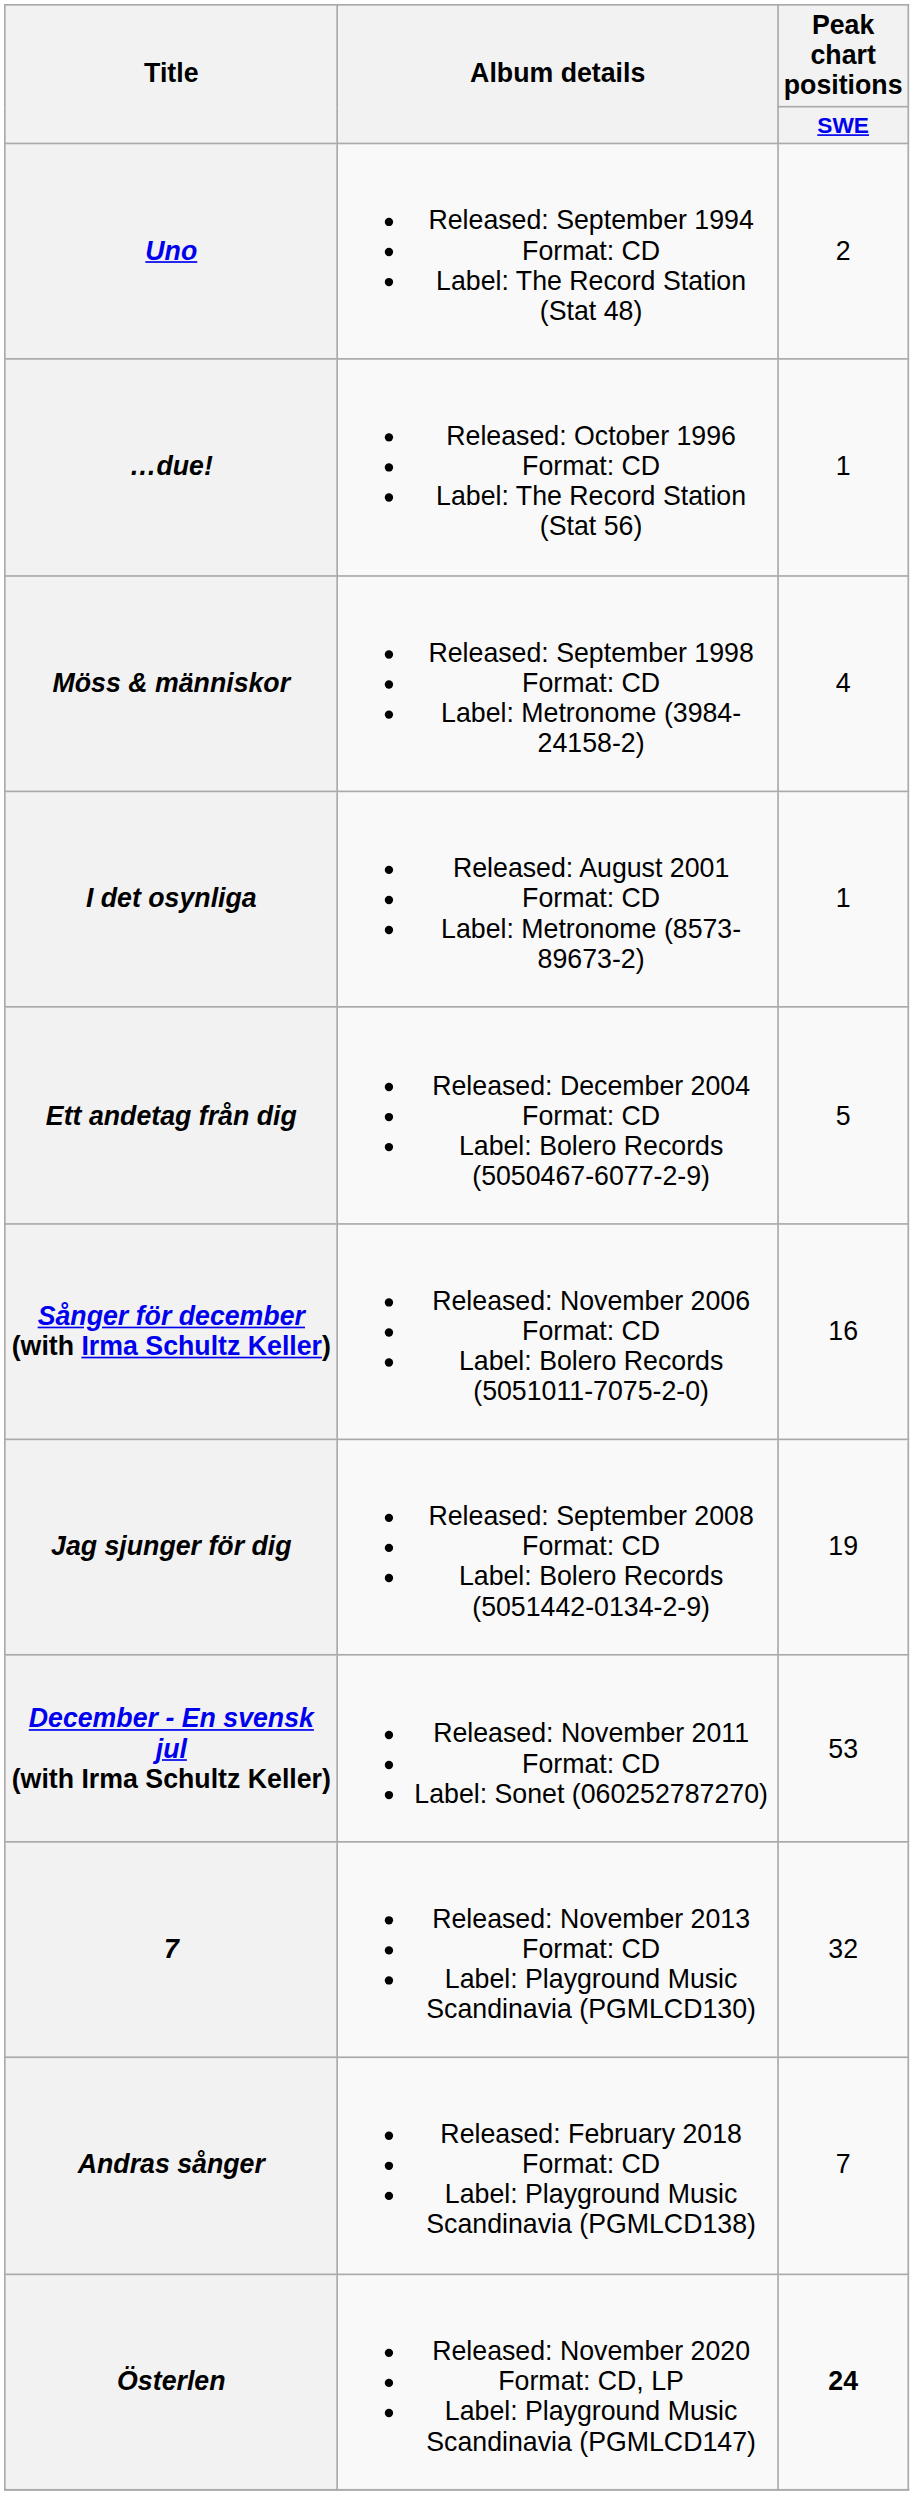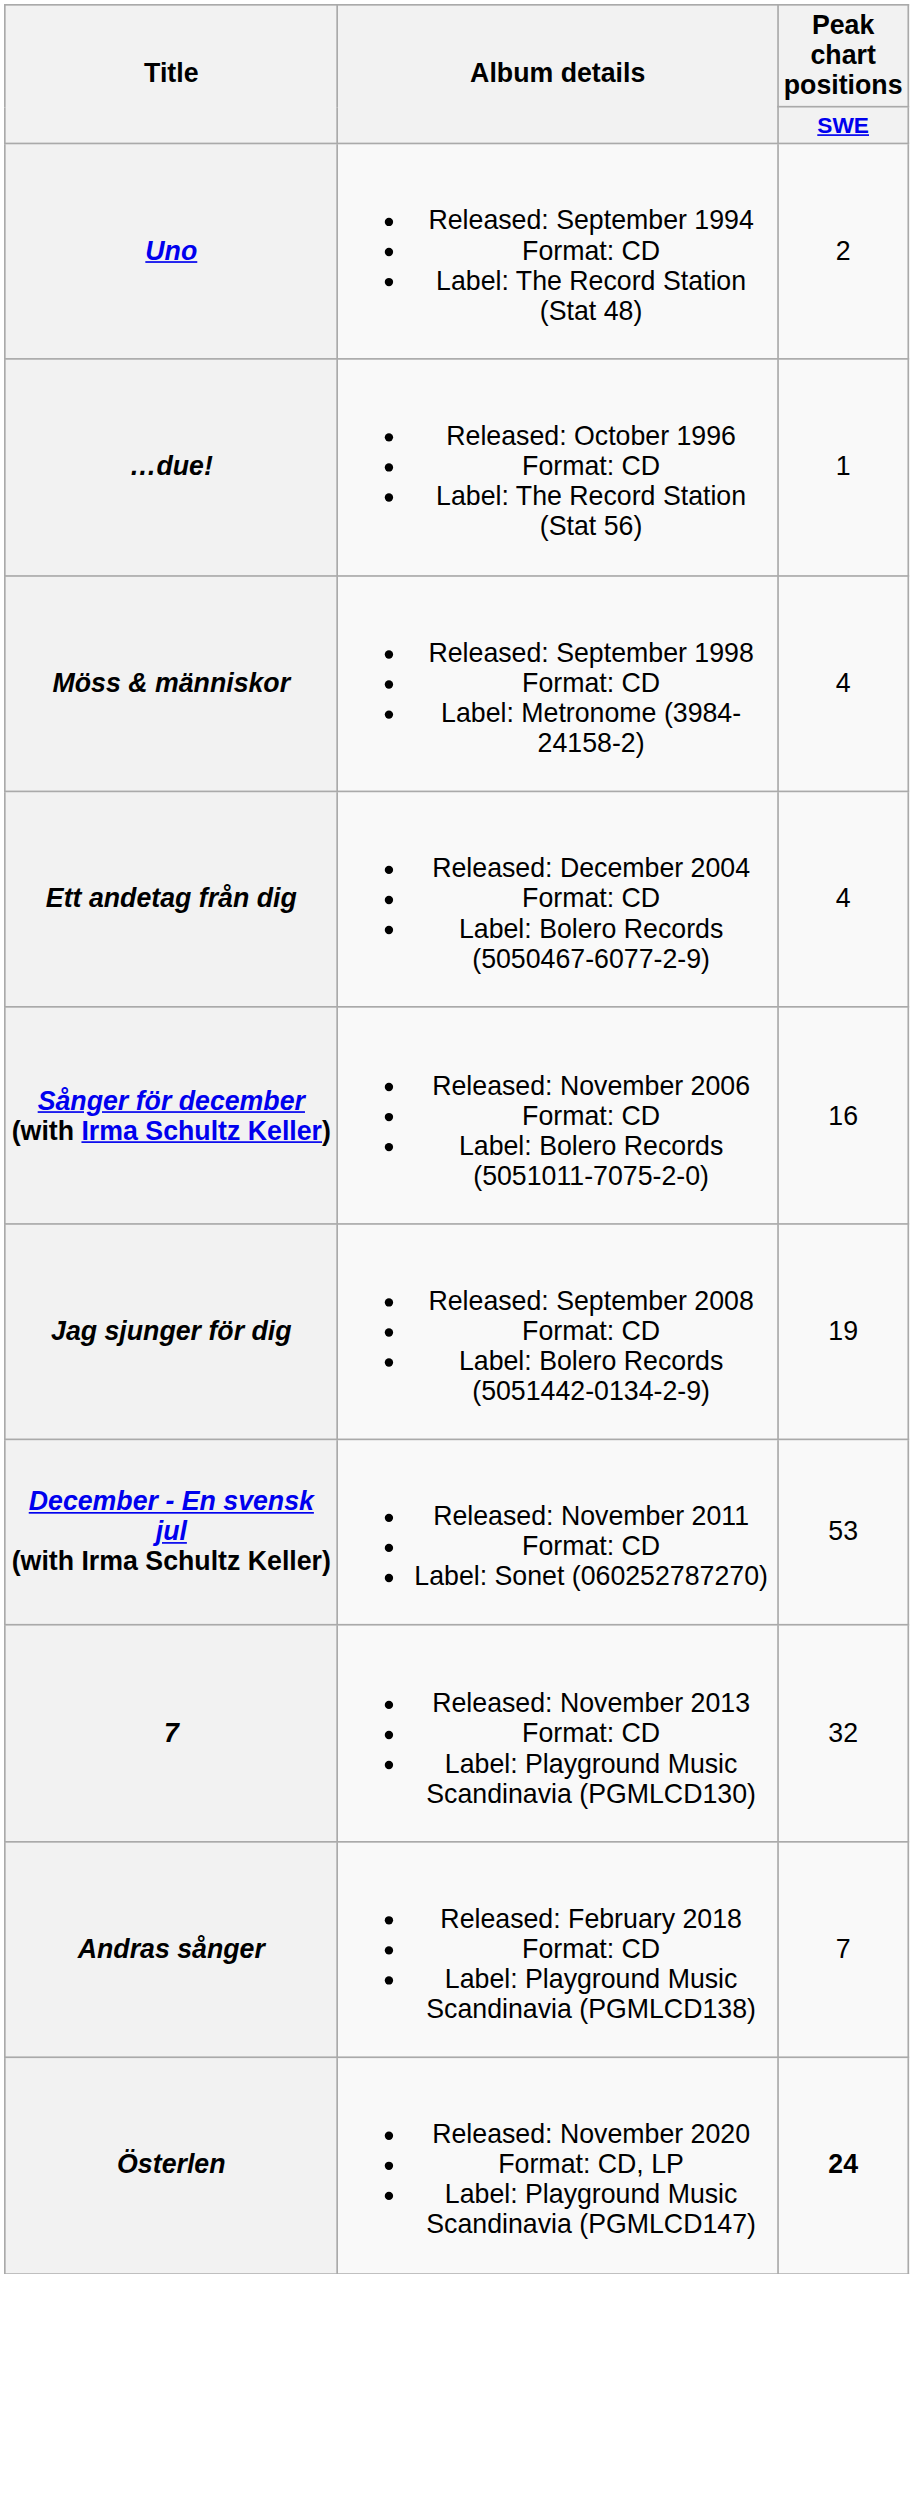- row: (171, 898)
(843, 1115) 5 -> (843, 898) 4
